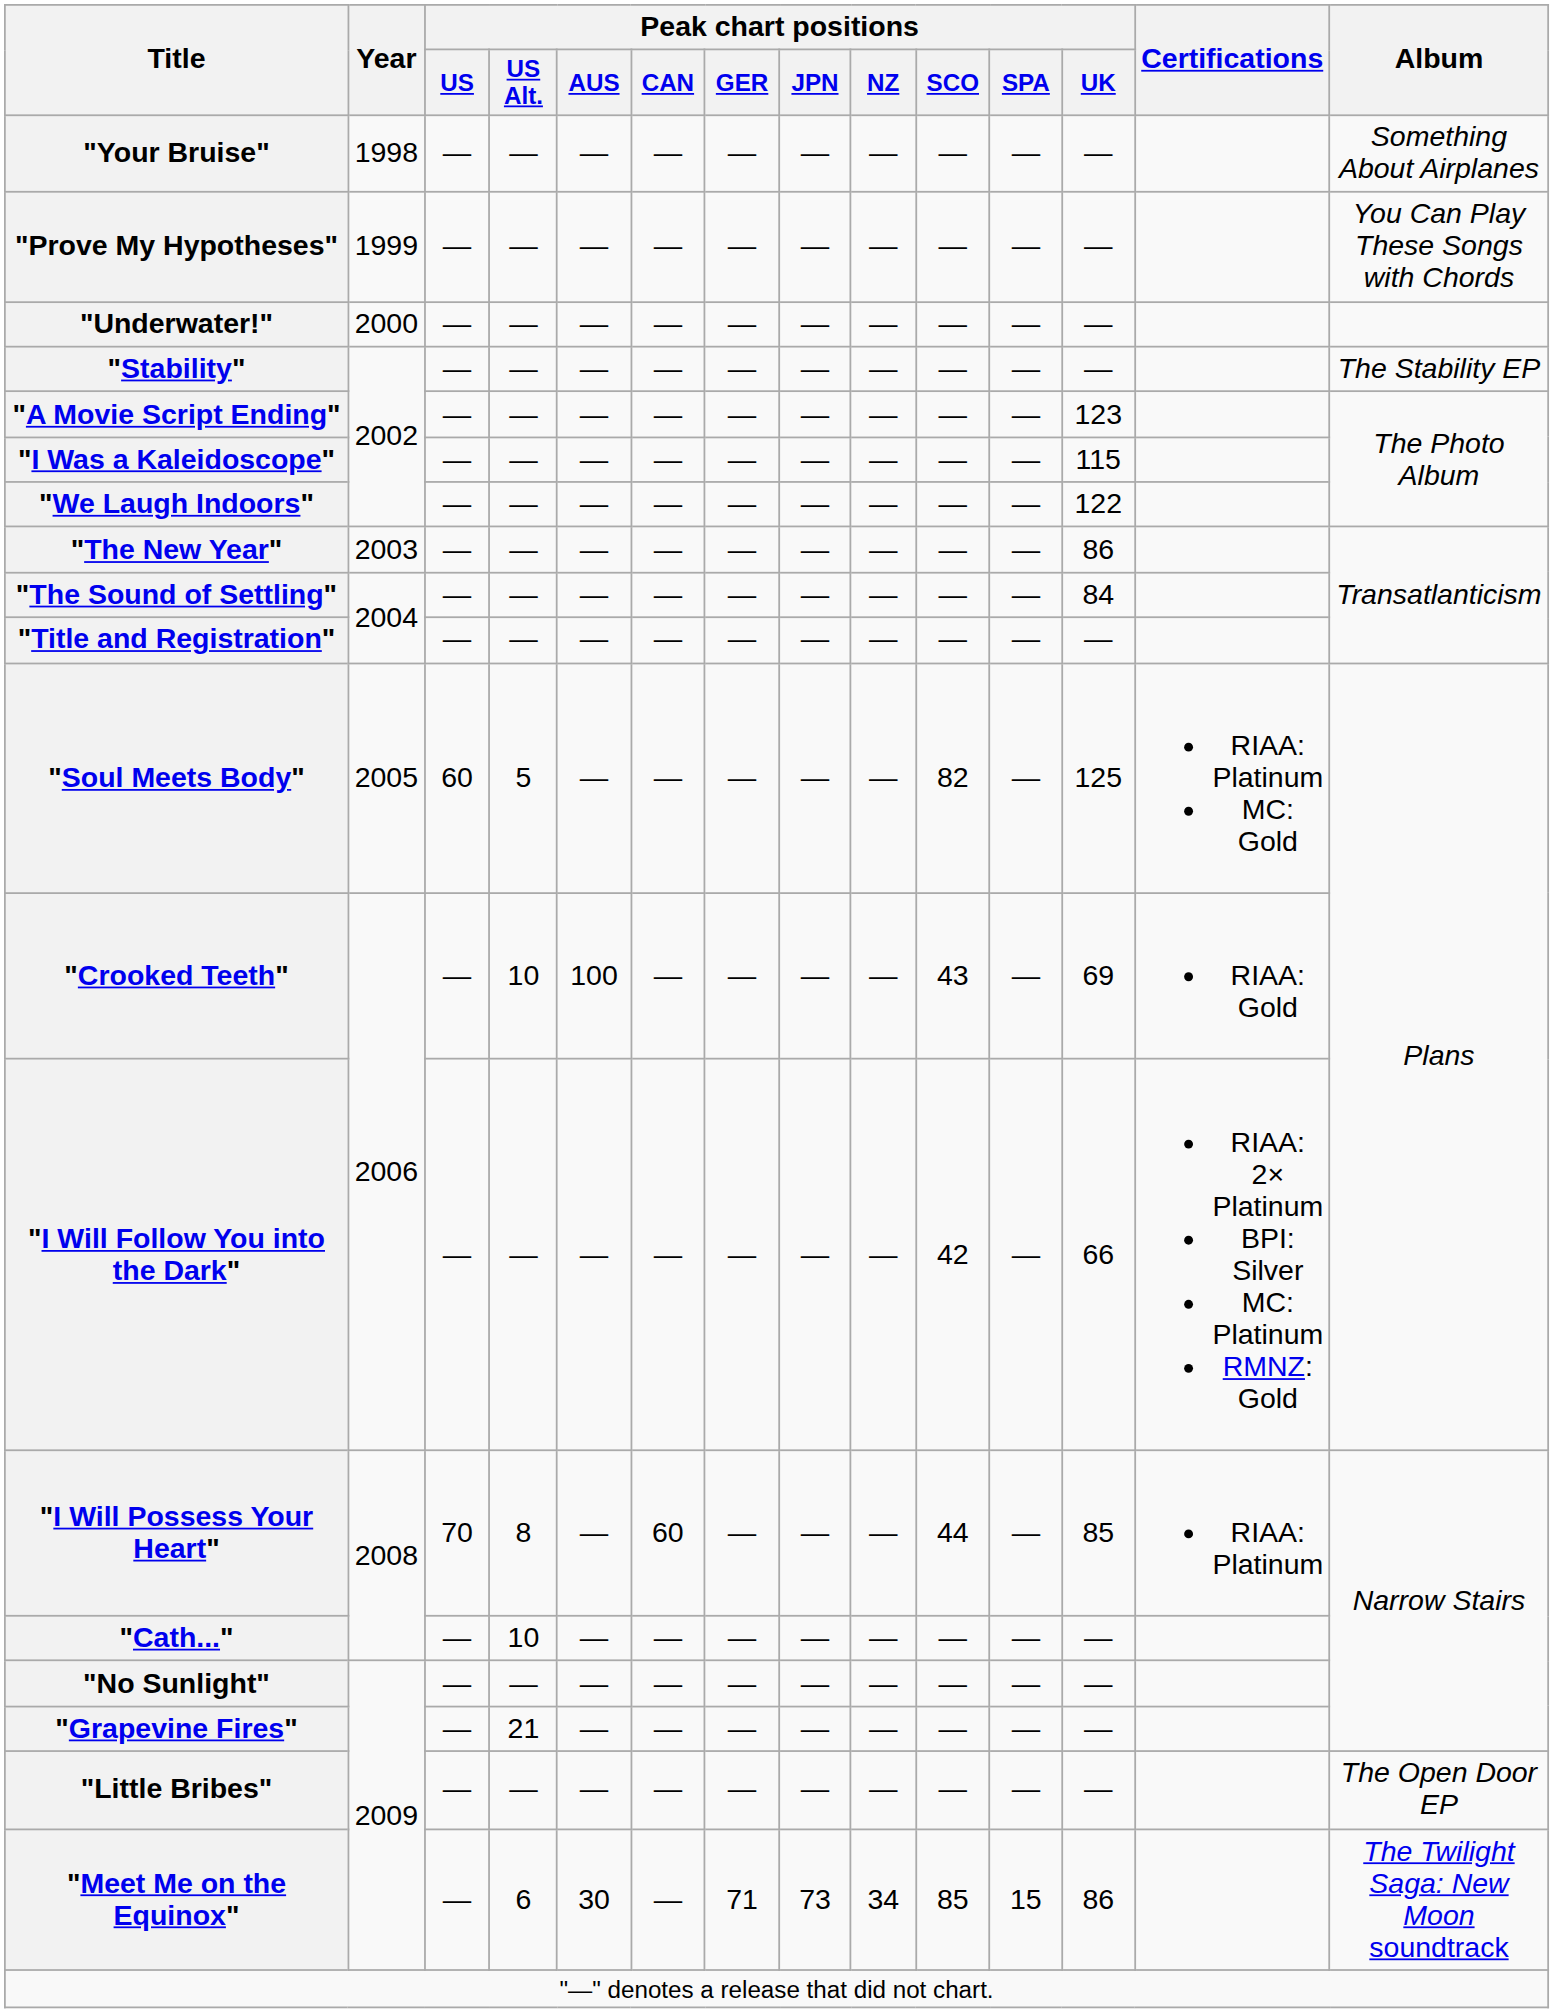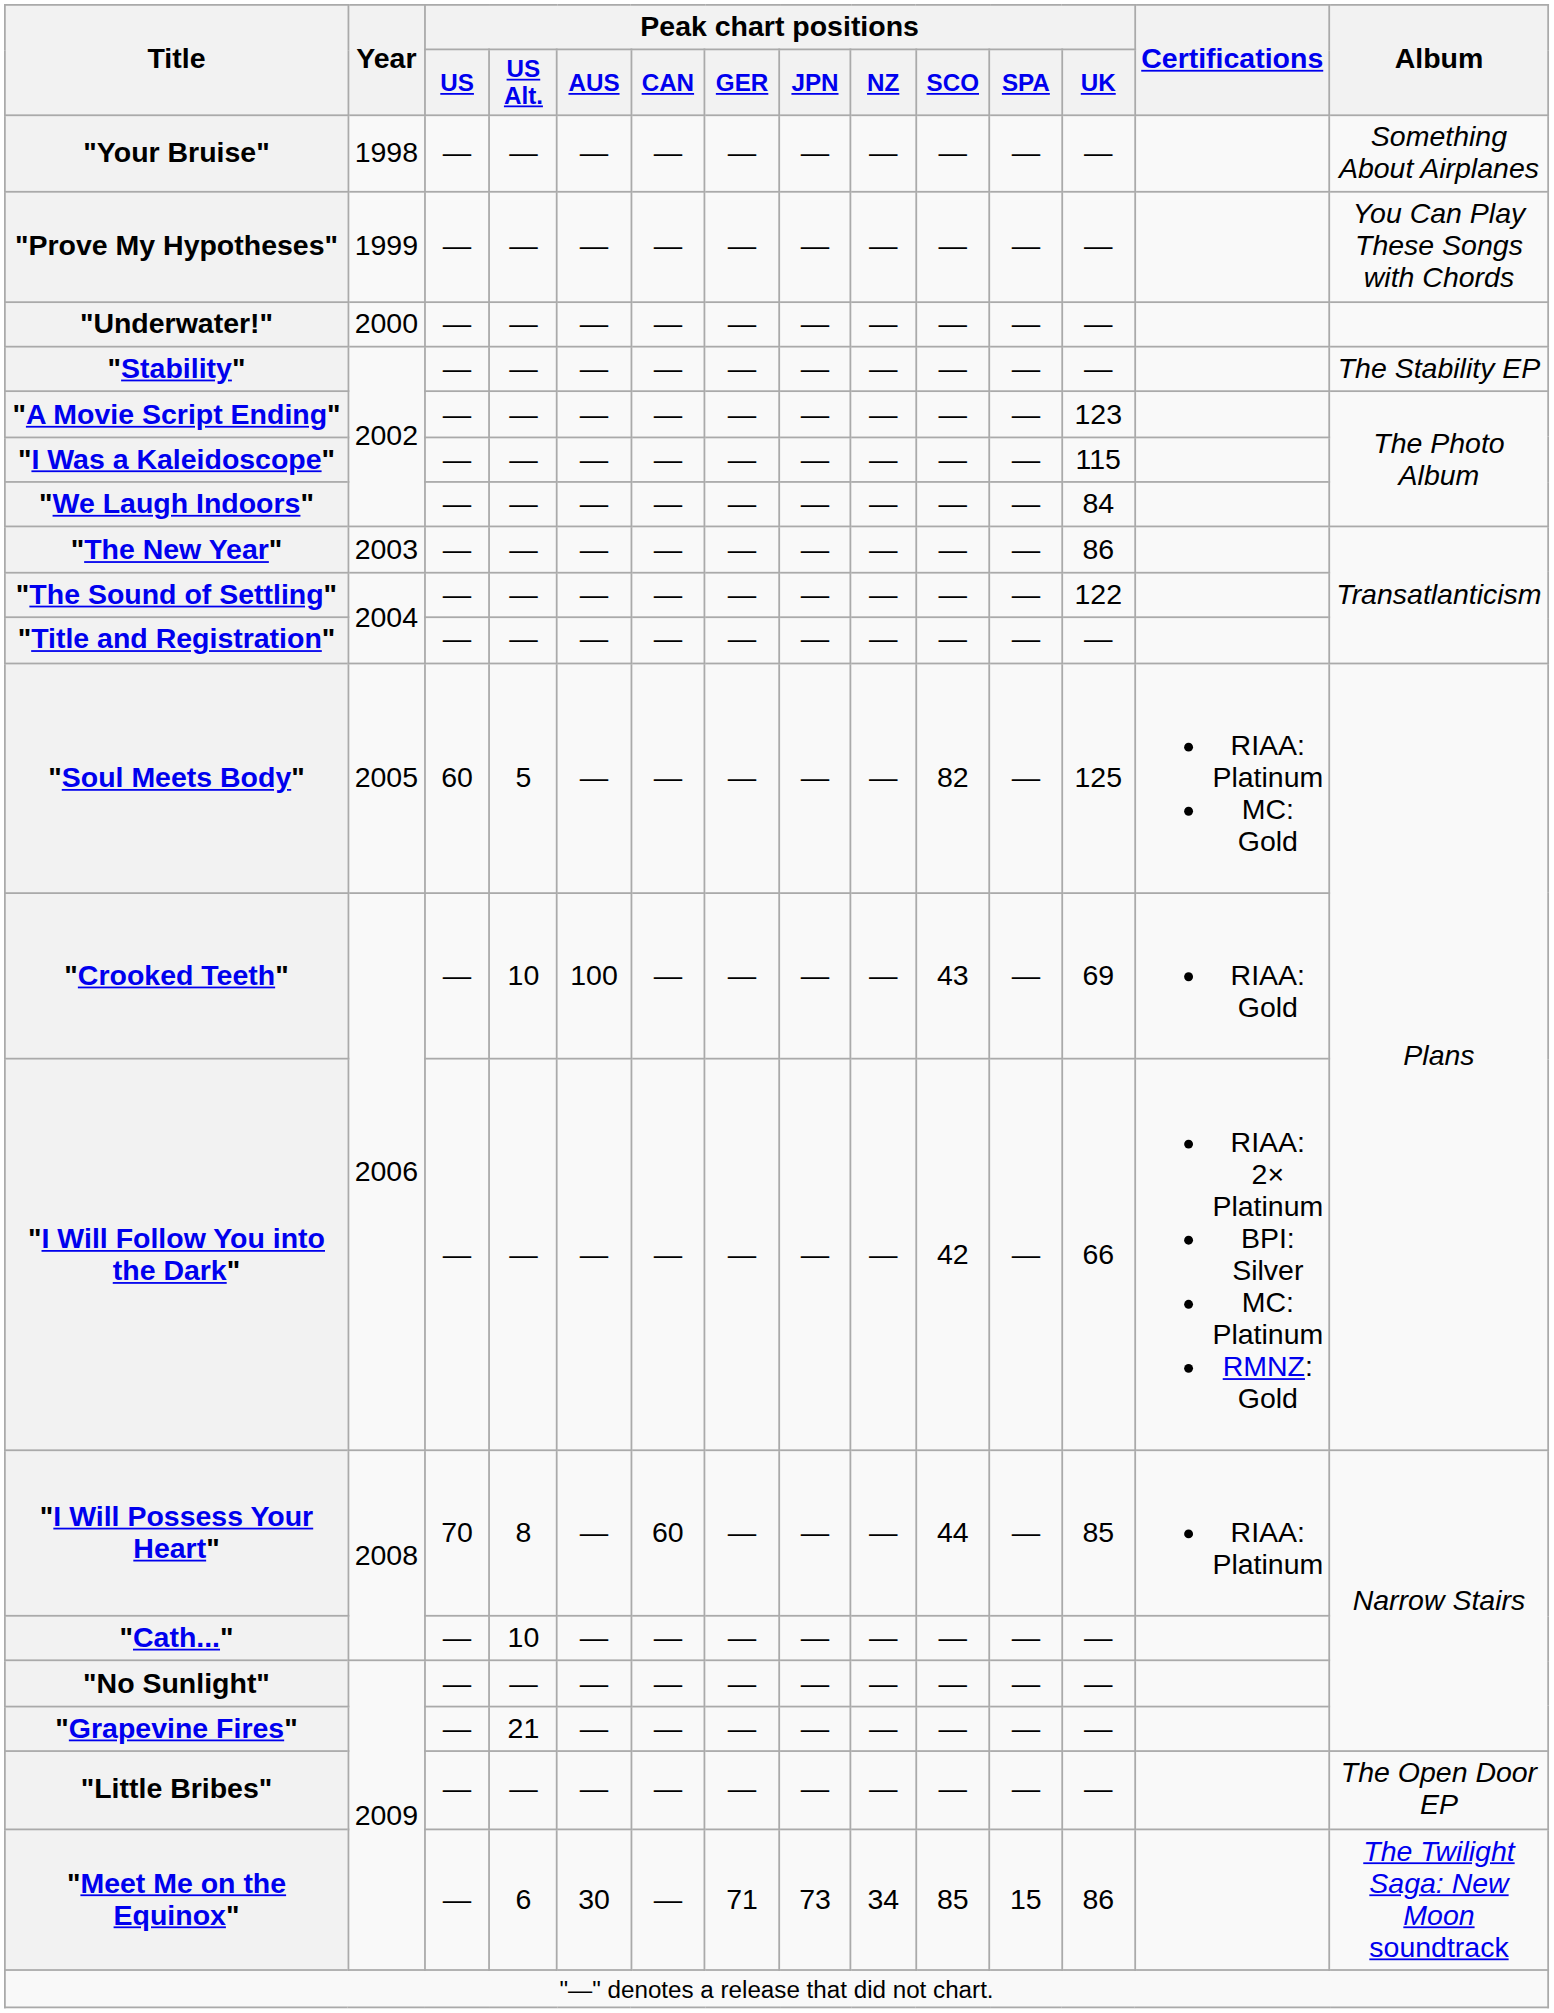(1098, 504) 122 -> (1098, 504) 84
(1098, 594) 84 -> (1098, 594) 122
